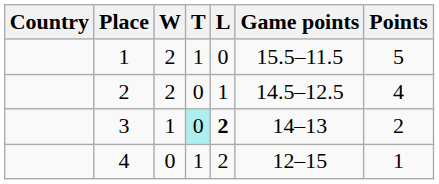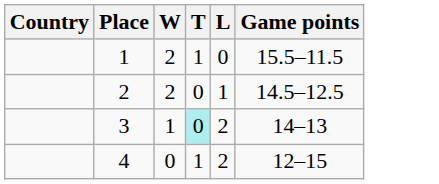- column: (399, 21)
(223, 126) bold -> (223, 126) normal
